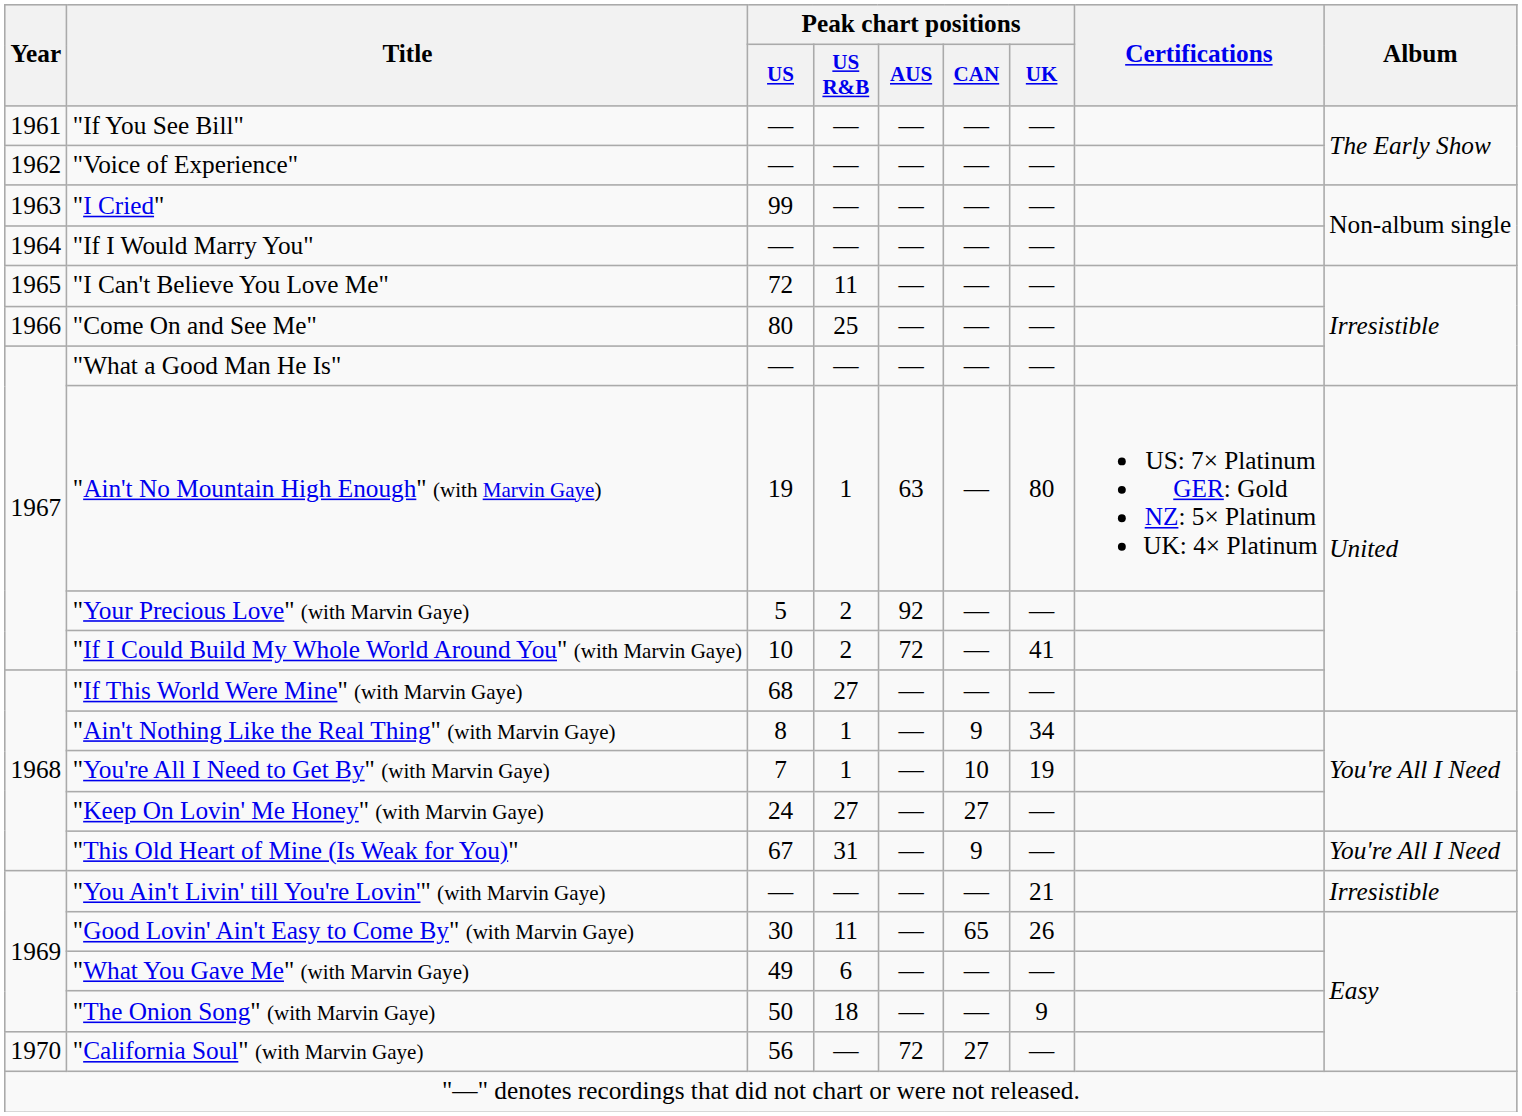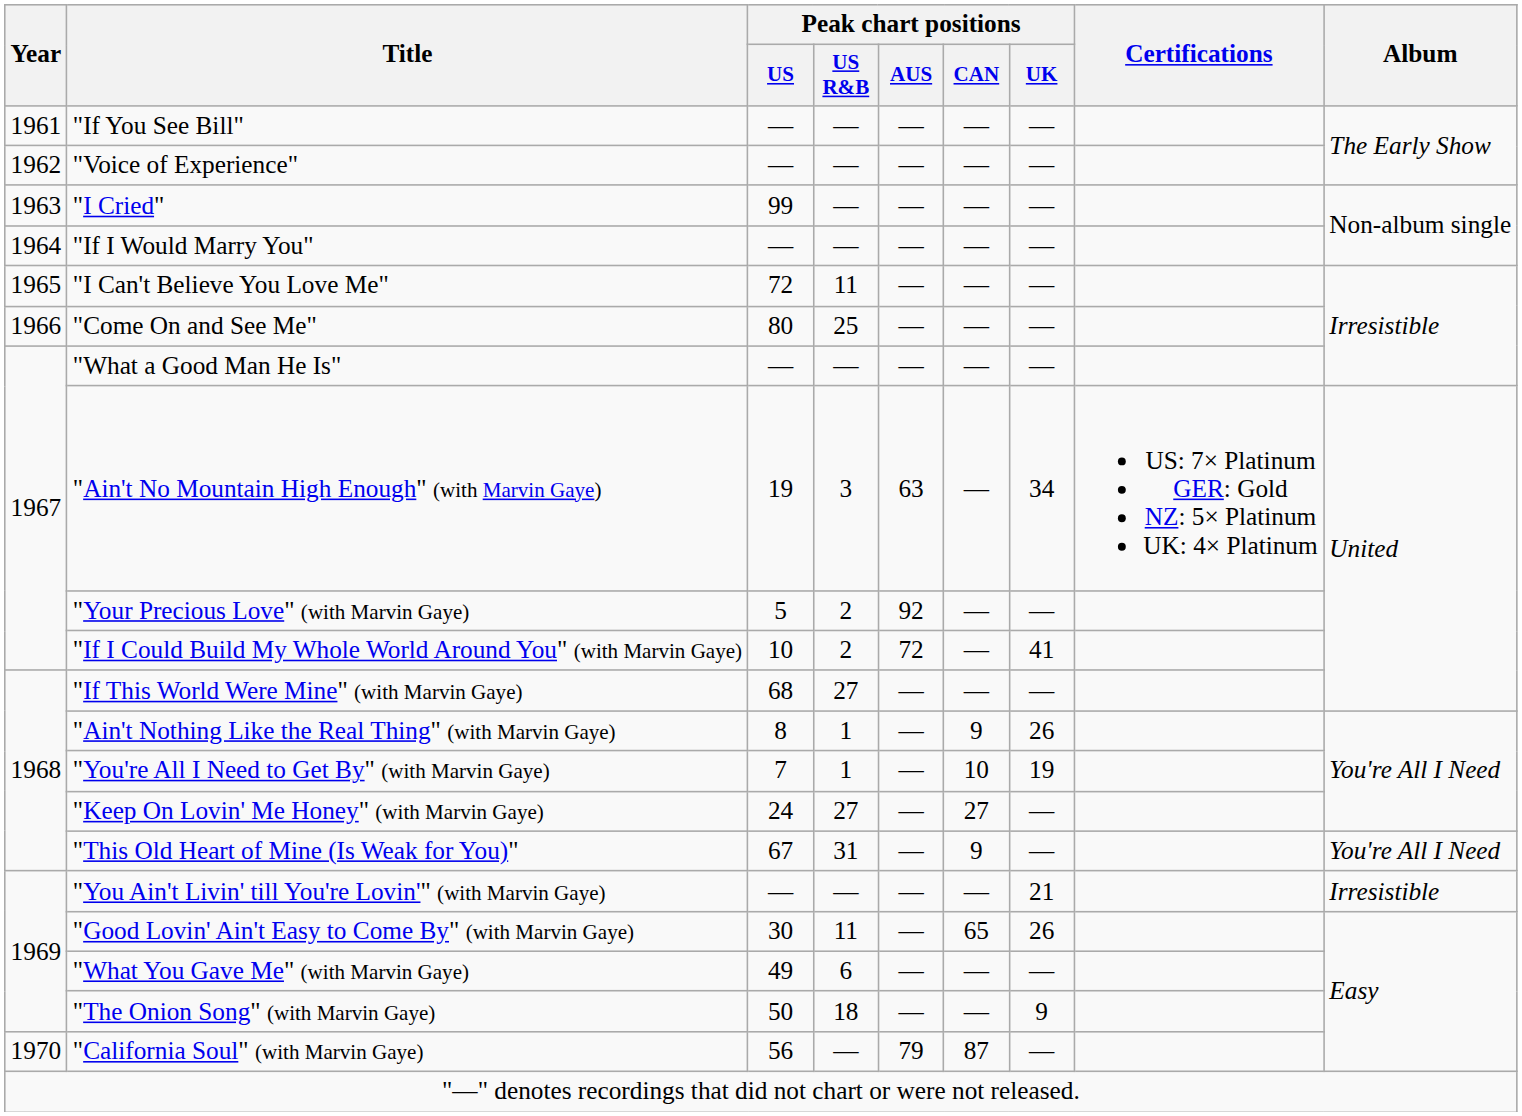(846, 487) 1 -> (846, 487) 3
(1042, 487) 80 -> (1042, 487) 34
(1042, 730) 34 -> (1042, 730) 26
(911, 1051) 72 -> (911, 1051) 79
(976, 1051) 27 -> (976, 1051) 87
